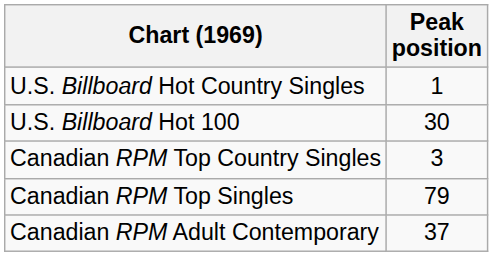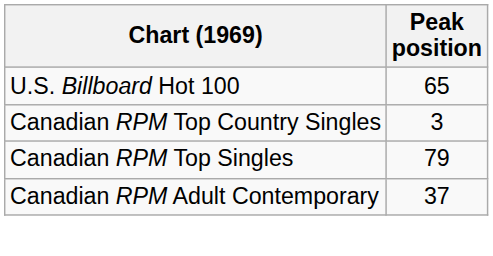- row: (187, 85)
(437, 122) 30 -> (437, 85) 65
